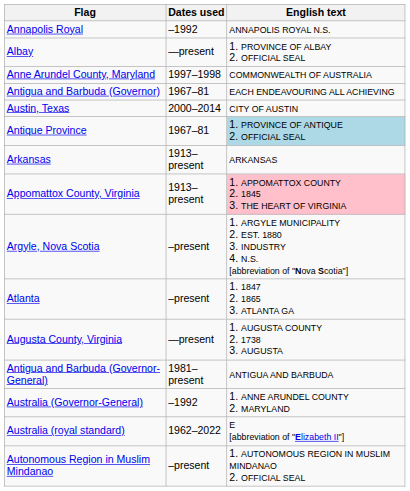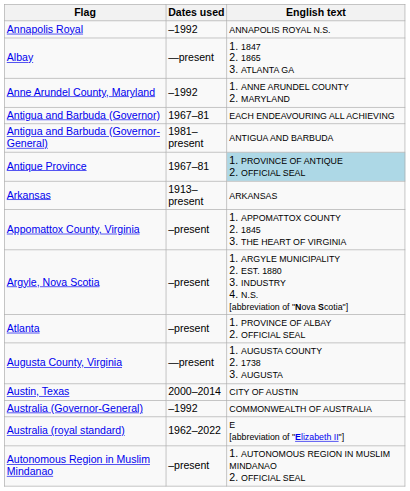(280, 52) 1. PROVINCE OF ALBAY 2. OFFICIAL SEAL -> (262, 58) 1. 1847 2. 1865 3. ATLANTA GA
(195, 74) 1997–1998 -> (183, 92) –1992
(301, 75) COMMONWEALTH OF AUSTRALIA -> (289, 92) 1. ANNE ARUNDEL COUNTY 2. MARYLAND
rows swapped: (83, 374) <-> (38, 108)
(186, 194) 1913–present -> (189, 230) –present
(288, 194) pink background -> (288, 230) no background
(262, 299) 1. 1847 2. 1865 3. ATLANTA GA -> (280, 328) 1. PROVINCE OF ALBAY 2. OFFICIAL SEAL
(289, 402) 1. ANNE ARUNDEL COUNTY 2. MARYLAND -> (301, 409) COMMONWEALTH OF AUSTRALIA
